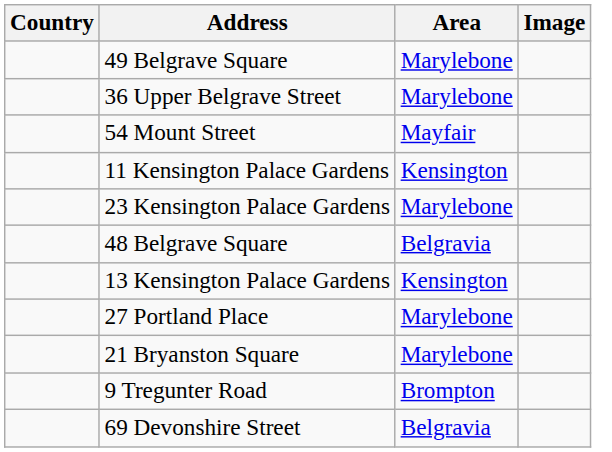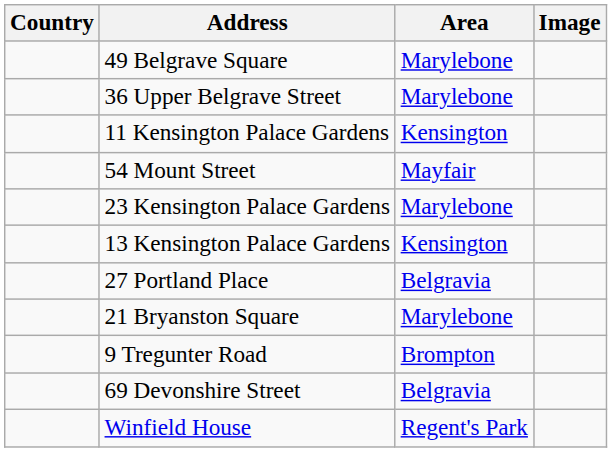rows swapped: (180, 133) <-> (247, 170)
- row: (196, 243)
(457, 317) Marylebone -> (446, 280) Belgravia
+ row: (178, 427)
